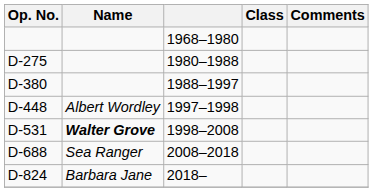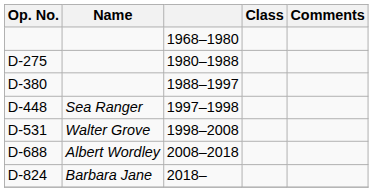(113, 107) Albert Wordley -> (104, 107) Sea Ranger
(110, 130) bold -> (108, 130) normal
(104, 152) Sea Ranger -> (113, 152) Albert Wordley
